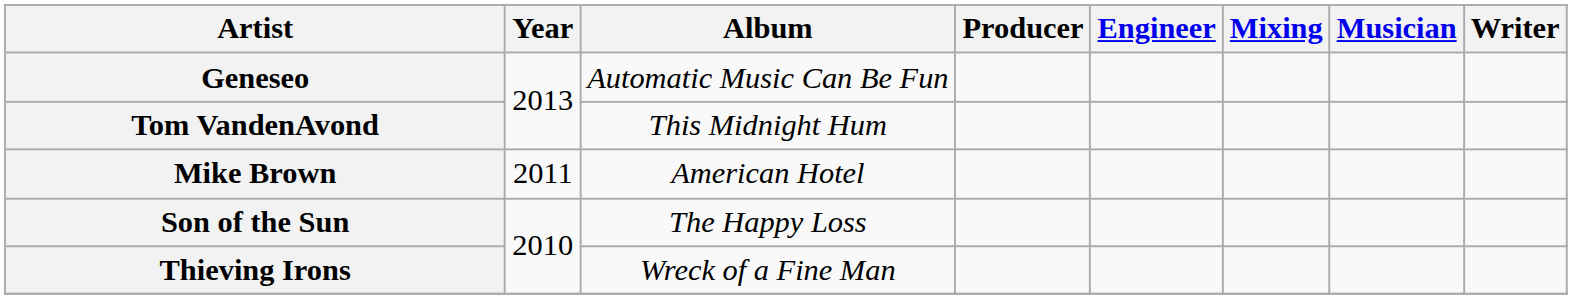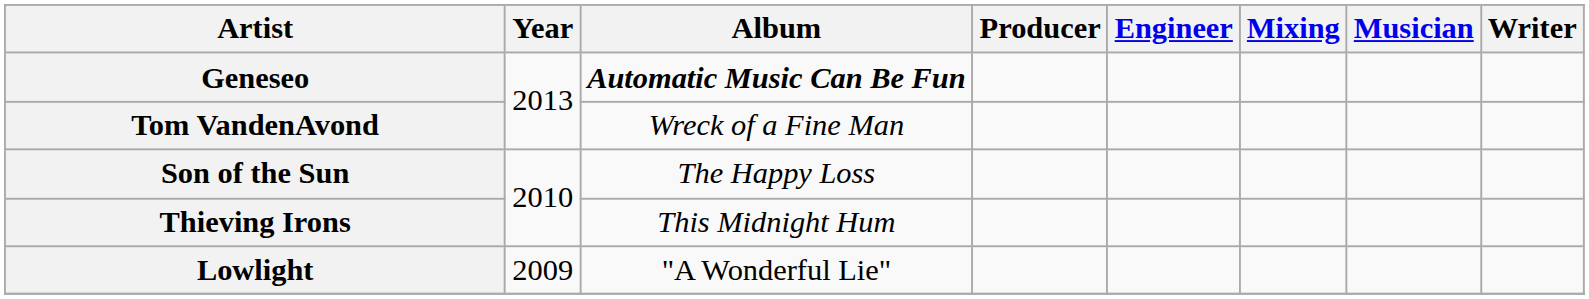(768, 76) normal -> (776, 76) bold
(768, 125) This Midnight Hum -> (776, 125) Wreck of a Fine Man
- row: (255, 173)
(768, 269) Wreck of a Fine Man -> (776, 221) This Midnight Hum
+ row: (255, 269)
